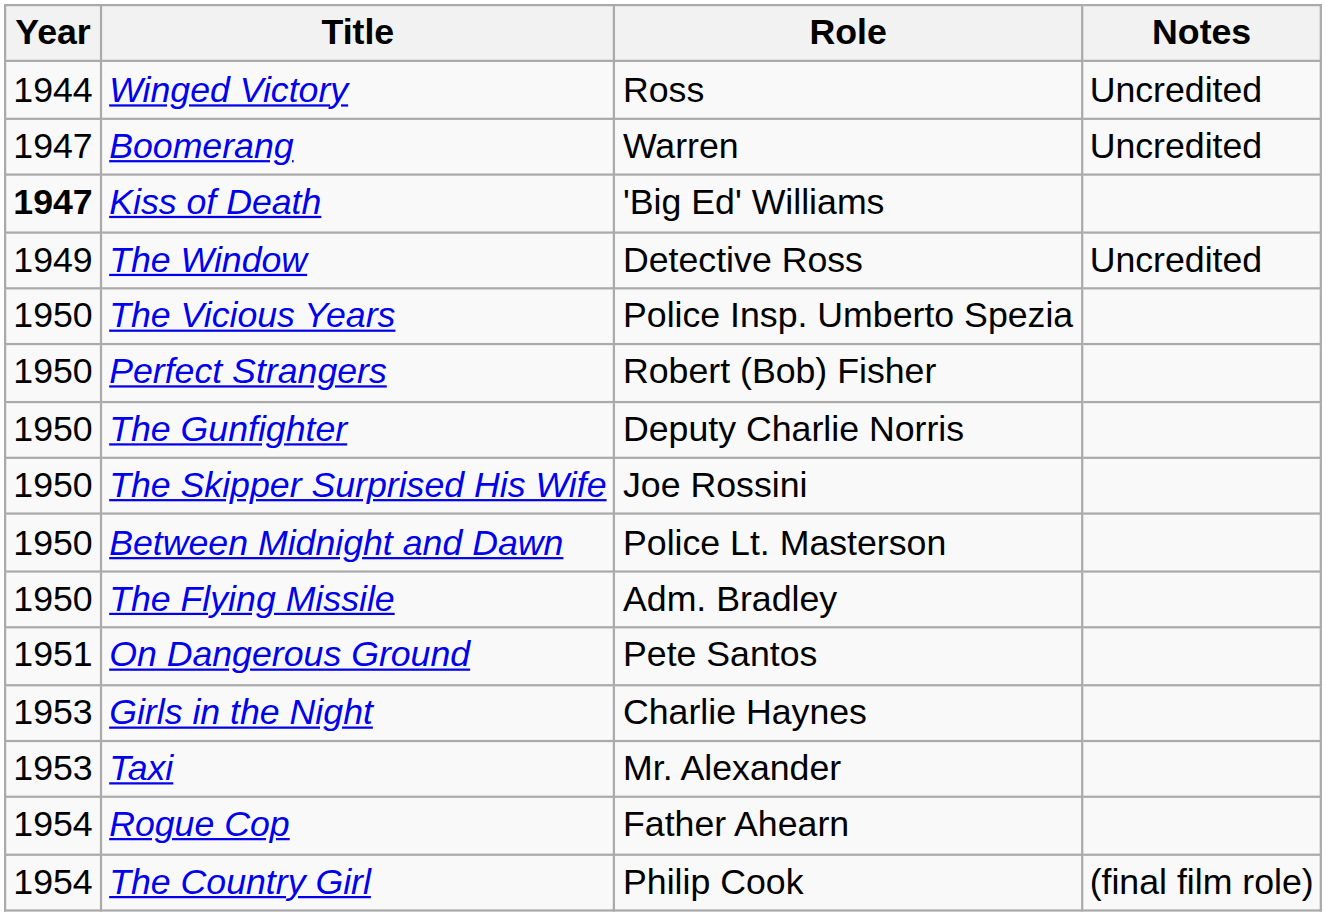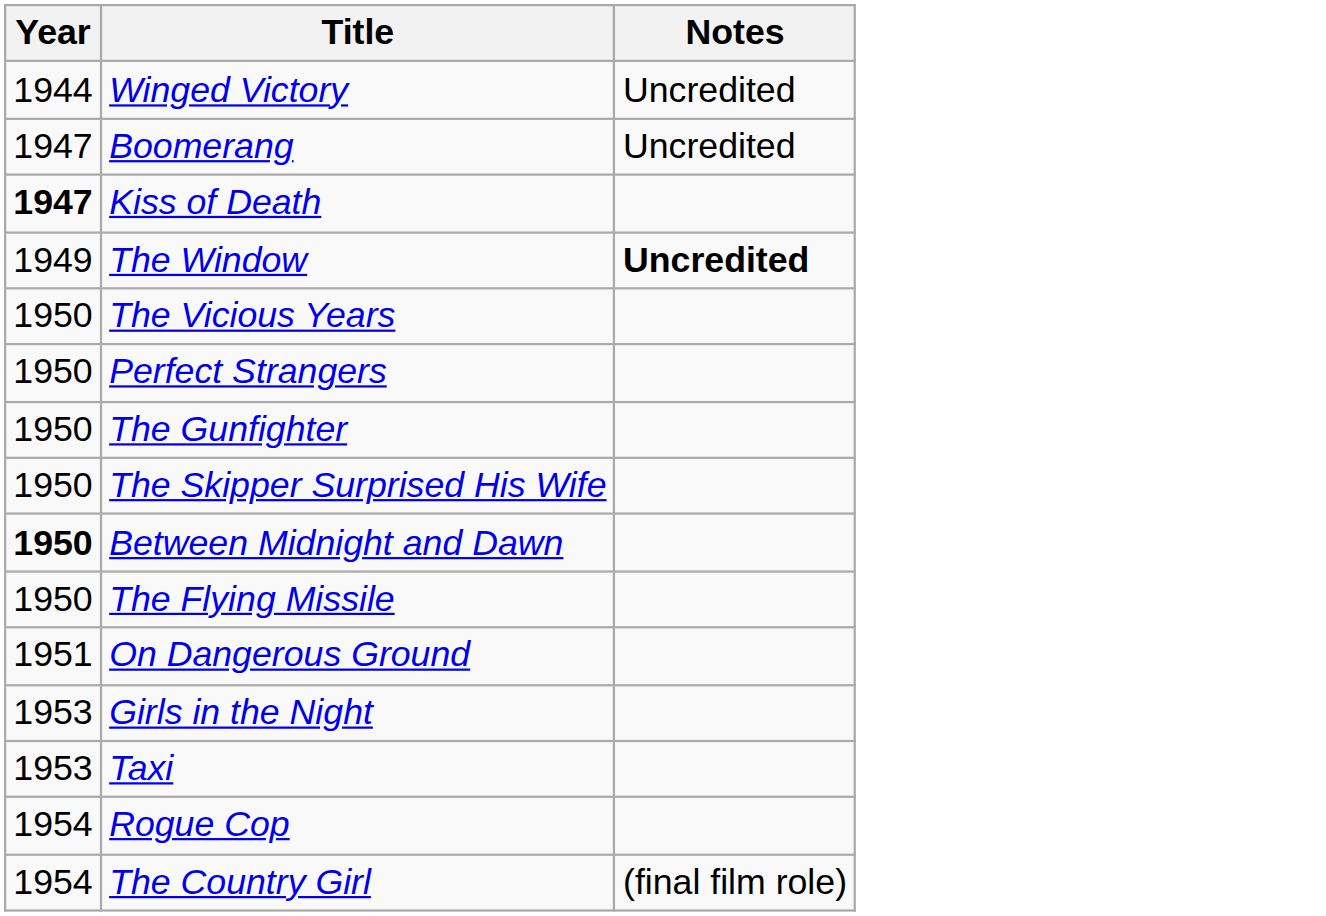- column: (848, 32)
(1176, 259) normal -> (716, 259) bold
(53, 542) normal -> (53, 542) bold
